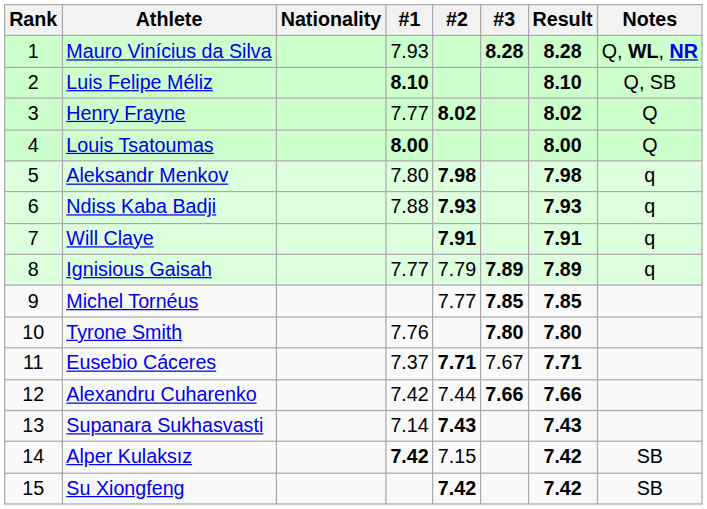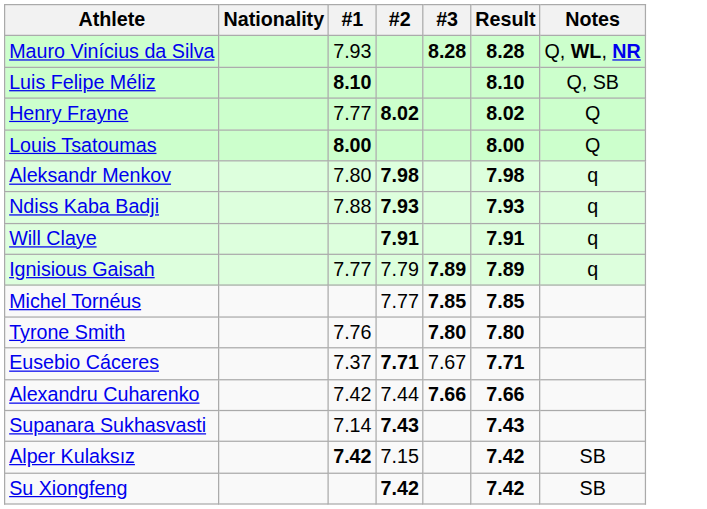- column: (33, 20)
